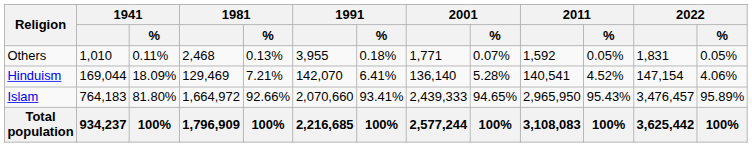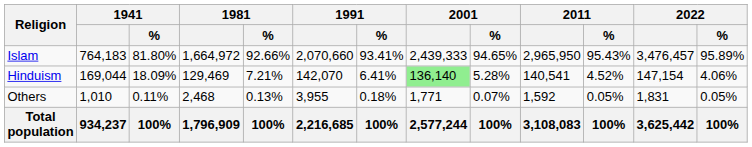rows swapped: (23, 96) <-> (27, 55)
(433, 76) no background -> (433, 76) lightgreen background
